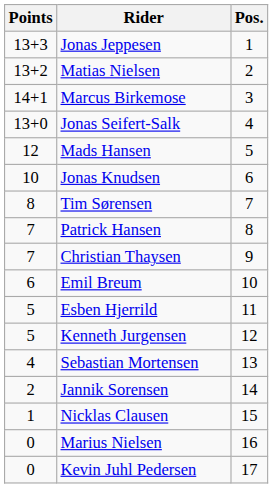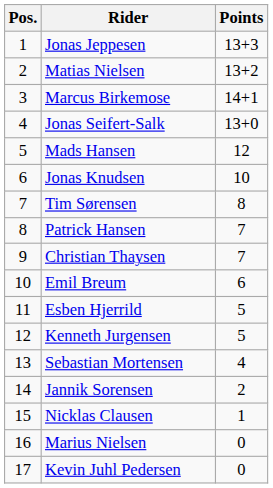columns swapped: (249, 17) <-> (31, 17)
